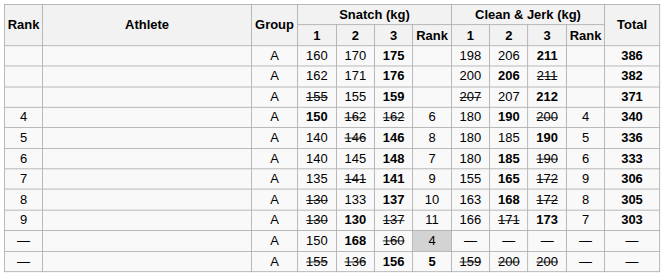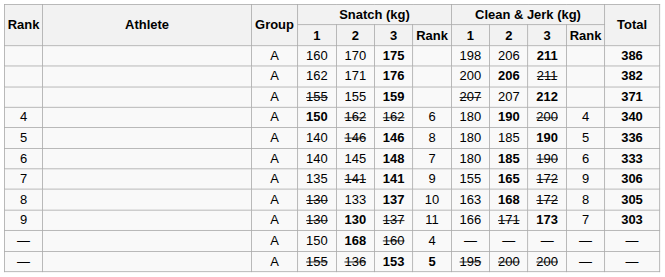(432, 240) lightgrey background -> (432, 240) no background
(394, 261) 156 -> (394, 261) 153
(470, 261) 159 -> (470, 261) 195
